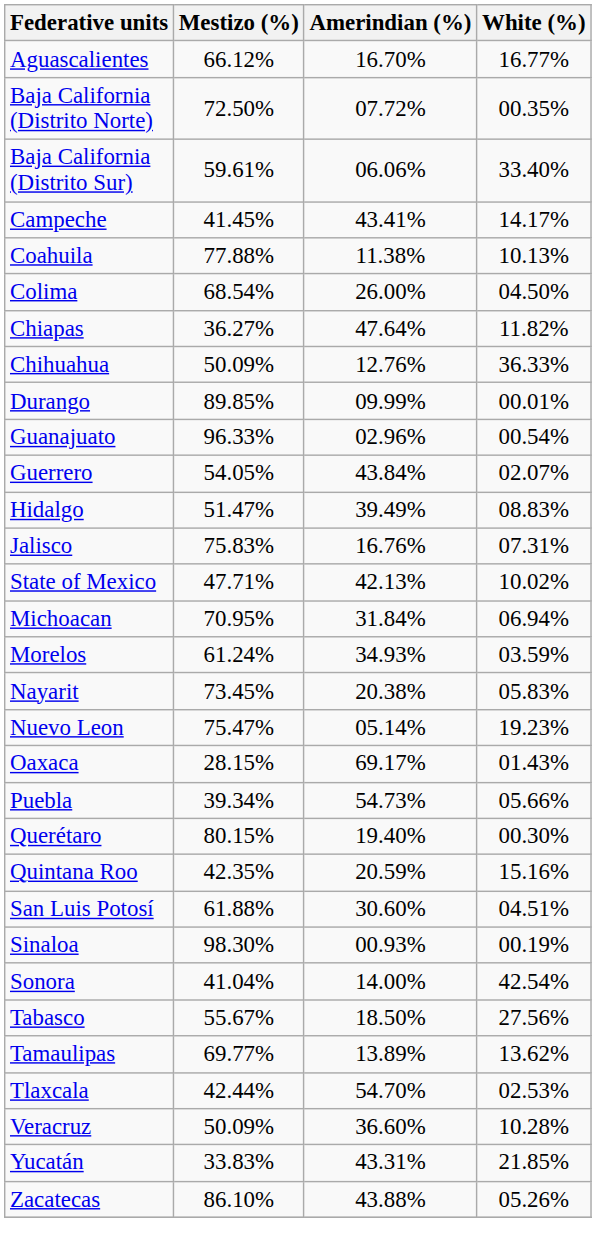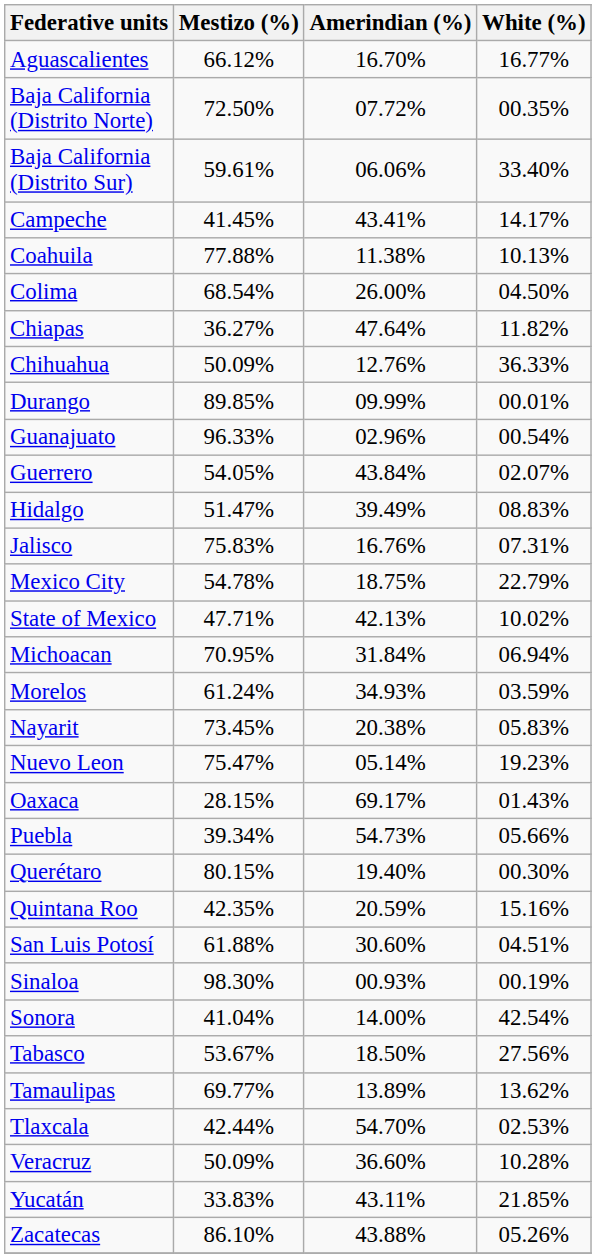+ row: (68, 582)
(239, 1017) 55.67% -> (239, 1053) 53.67%
(390, 1162) 43.31% -> (390, 1198) 43.11%
